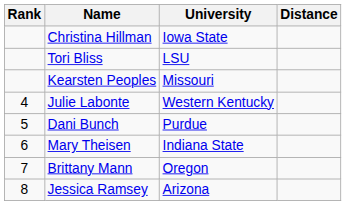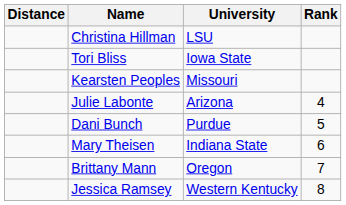columns swapped: (24, 15) <-> (309, 15)
(195, 37) Iowa State -> (200, 37) LSU
(176, 59) LSU -> (219, 59) Iowa State
(218, 102) Western Kentucky -> (210, 102) Arizona
(186, 189) Arizona -> (242, 189) Western Kentucky
